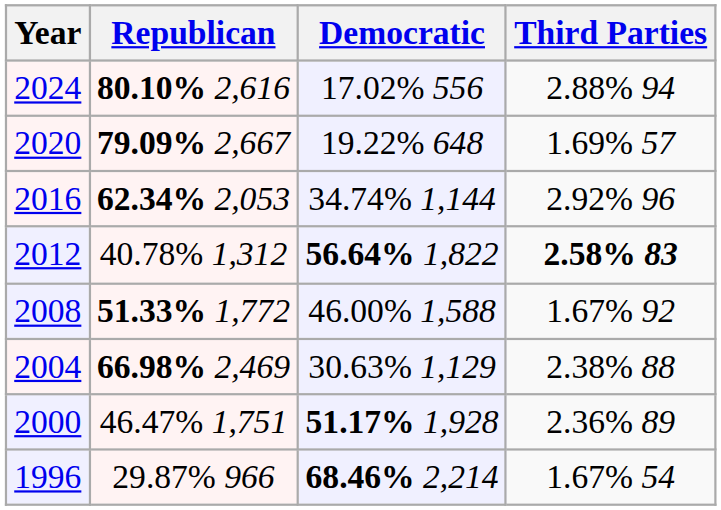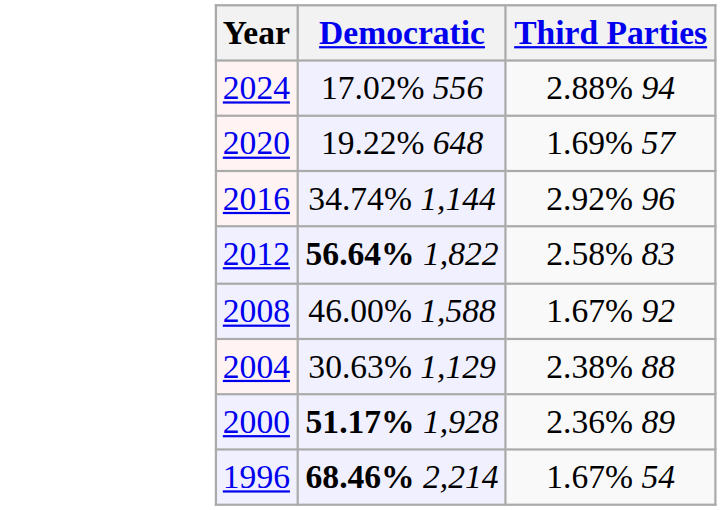- column: (193, 32)
(611, 254) bold -> (611, 254) normal
